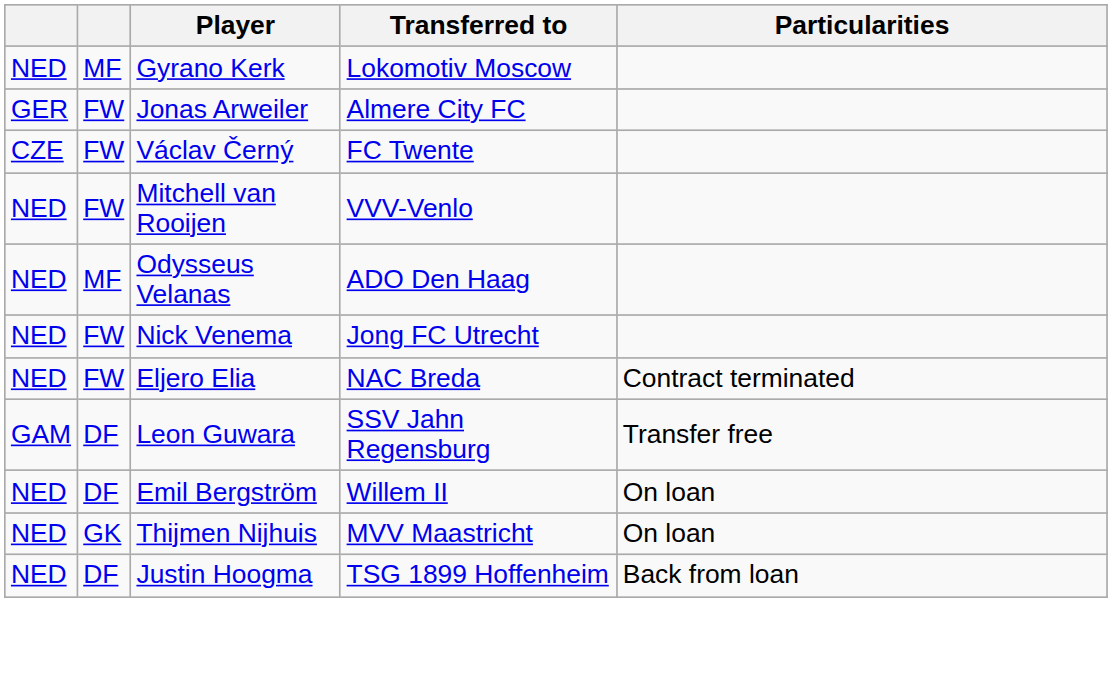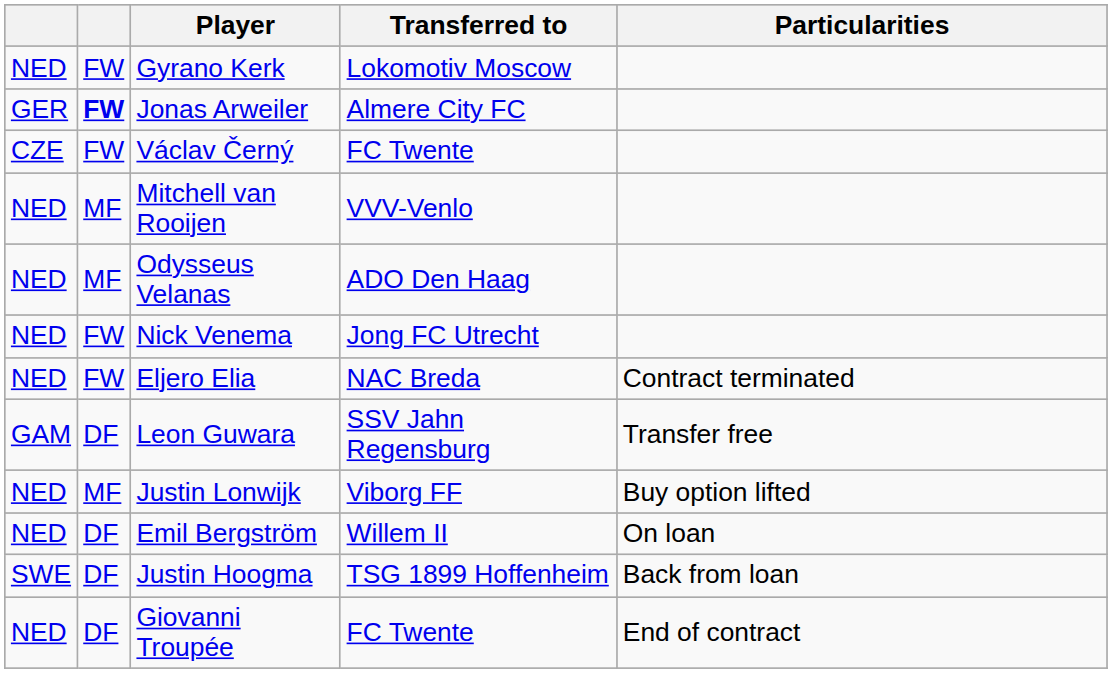(102, 67) MF -> (104, 67) FW
(104, 109) normal -> (104, 109) bold
(104, 207) FW -> (102, 207) MF
+ row: (219, 491)
- row: (227, 533)
(39, 575) NED -> (41, 575) SWE
+ row: (189, 631)
